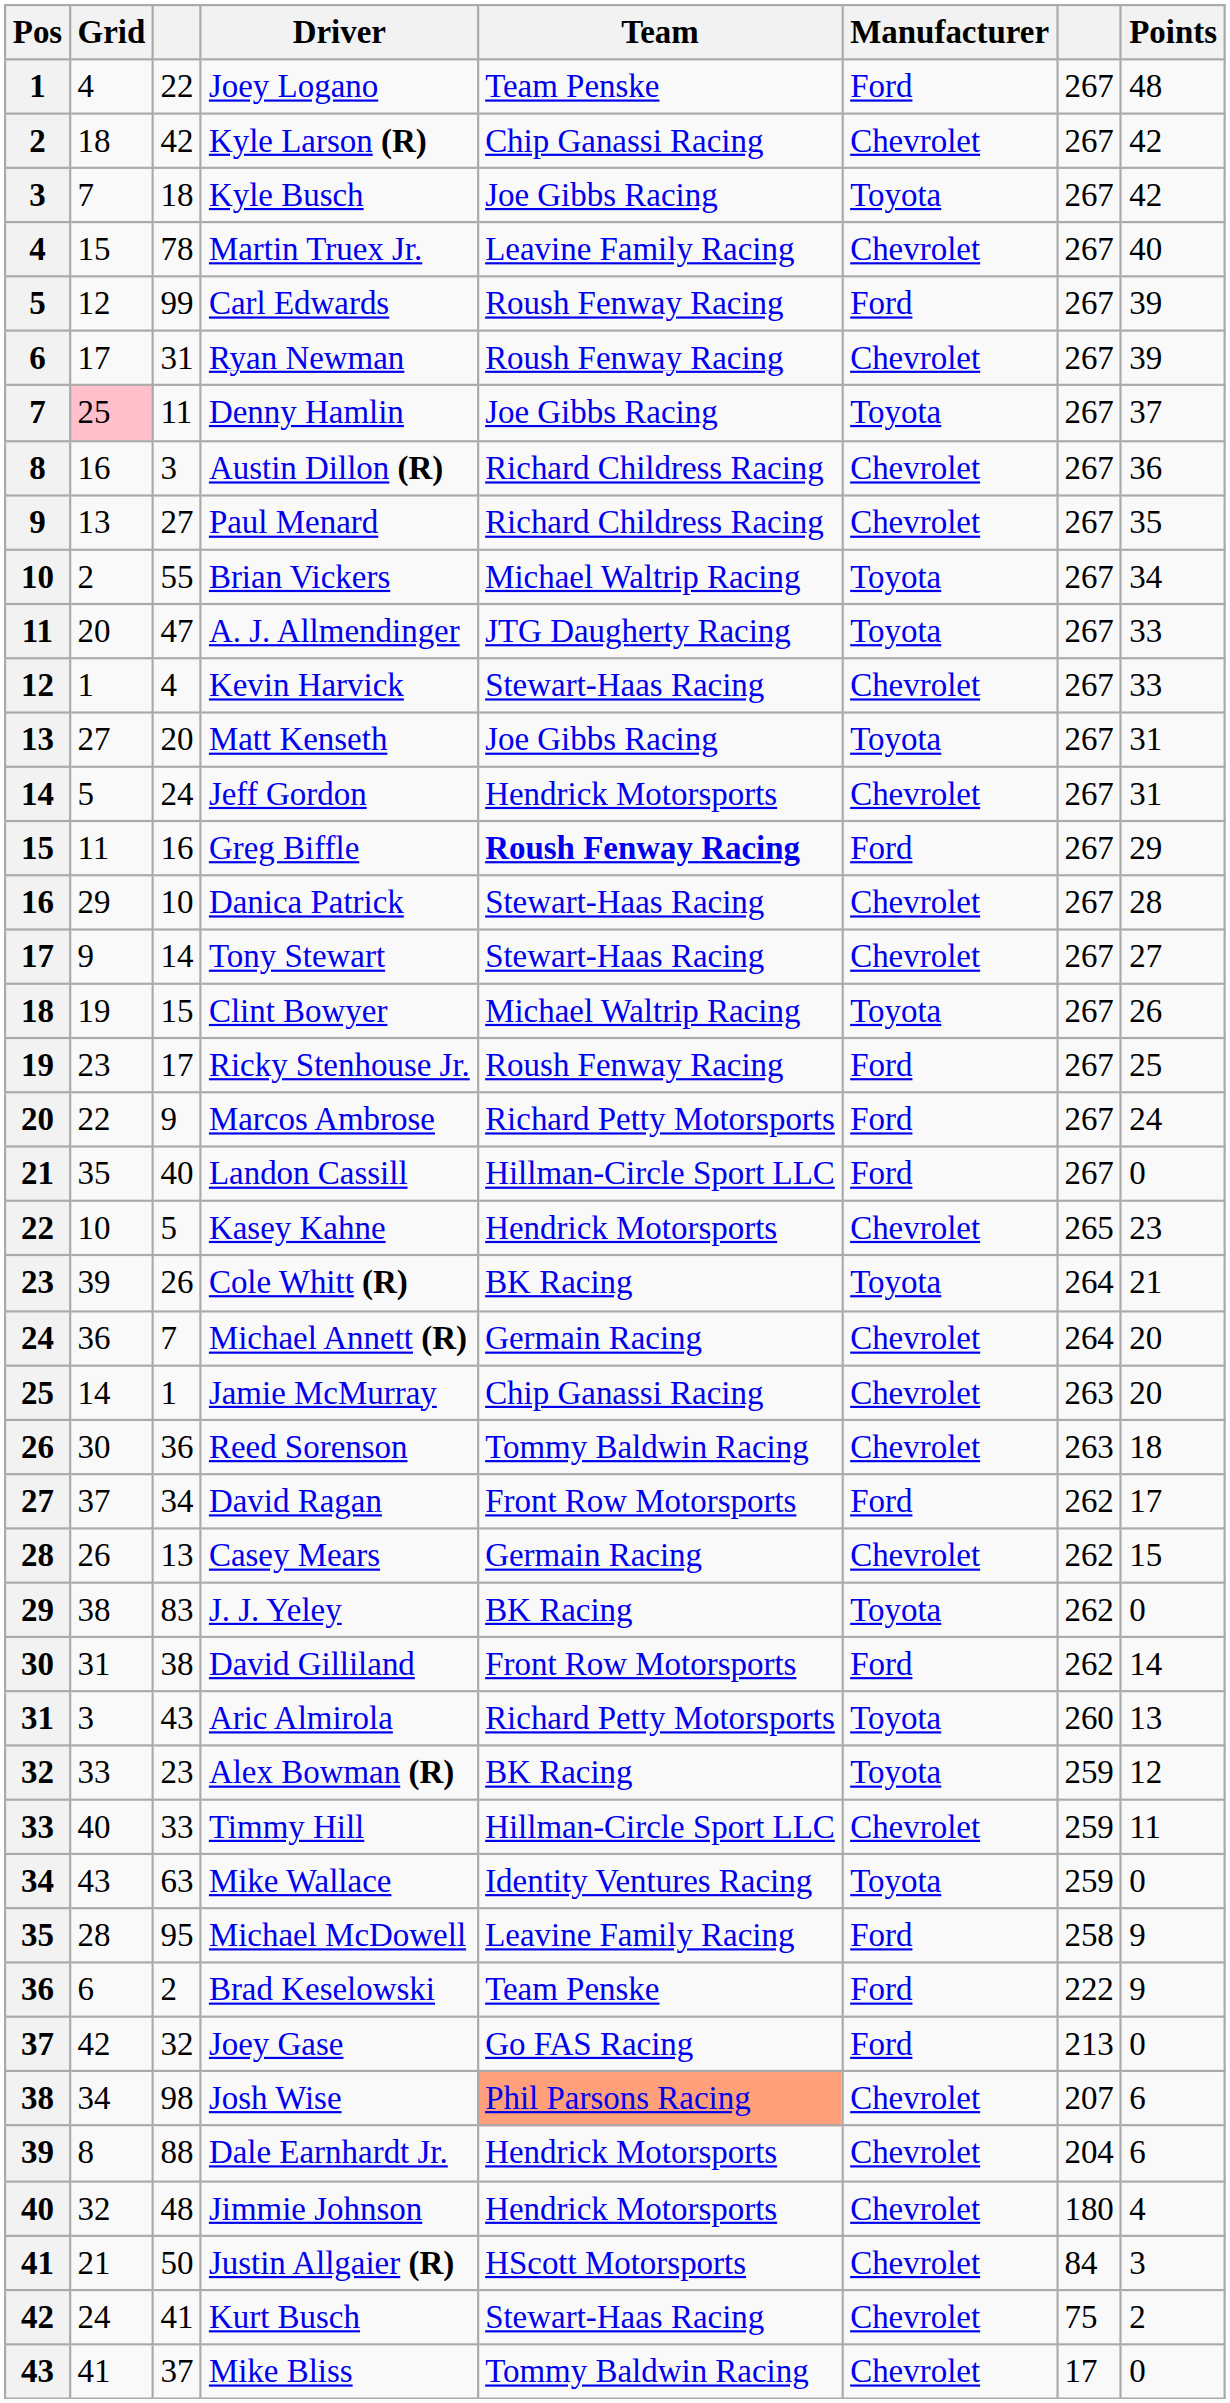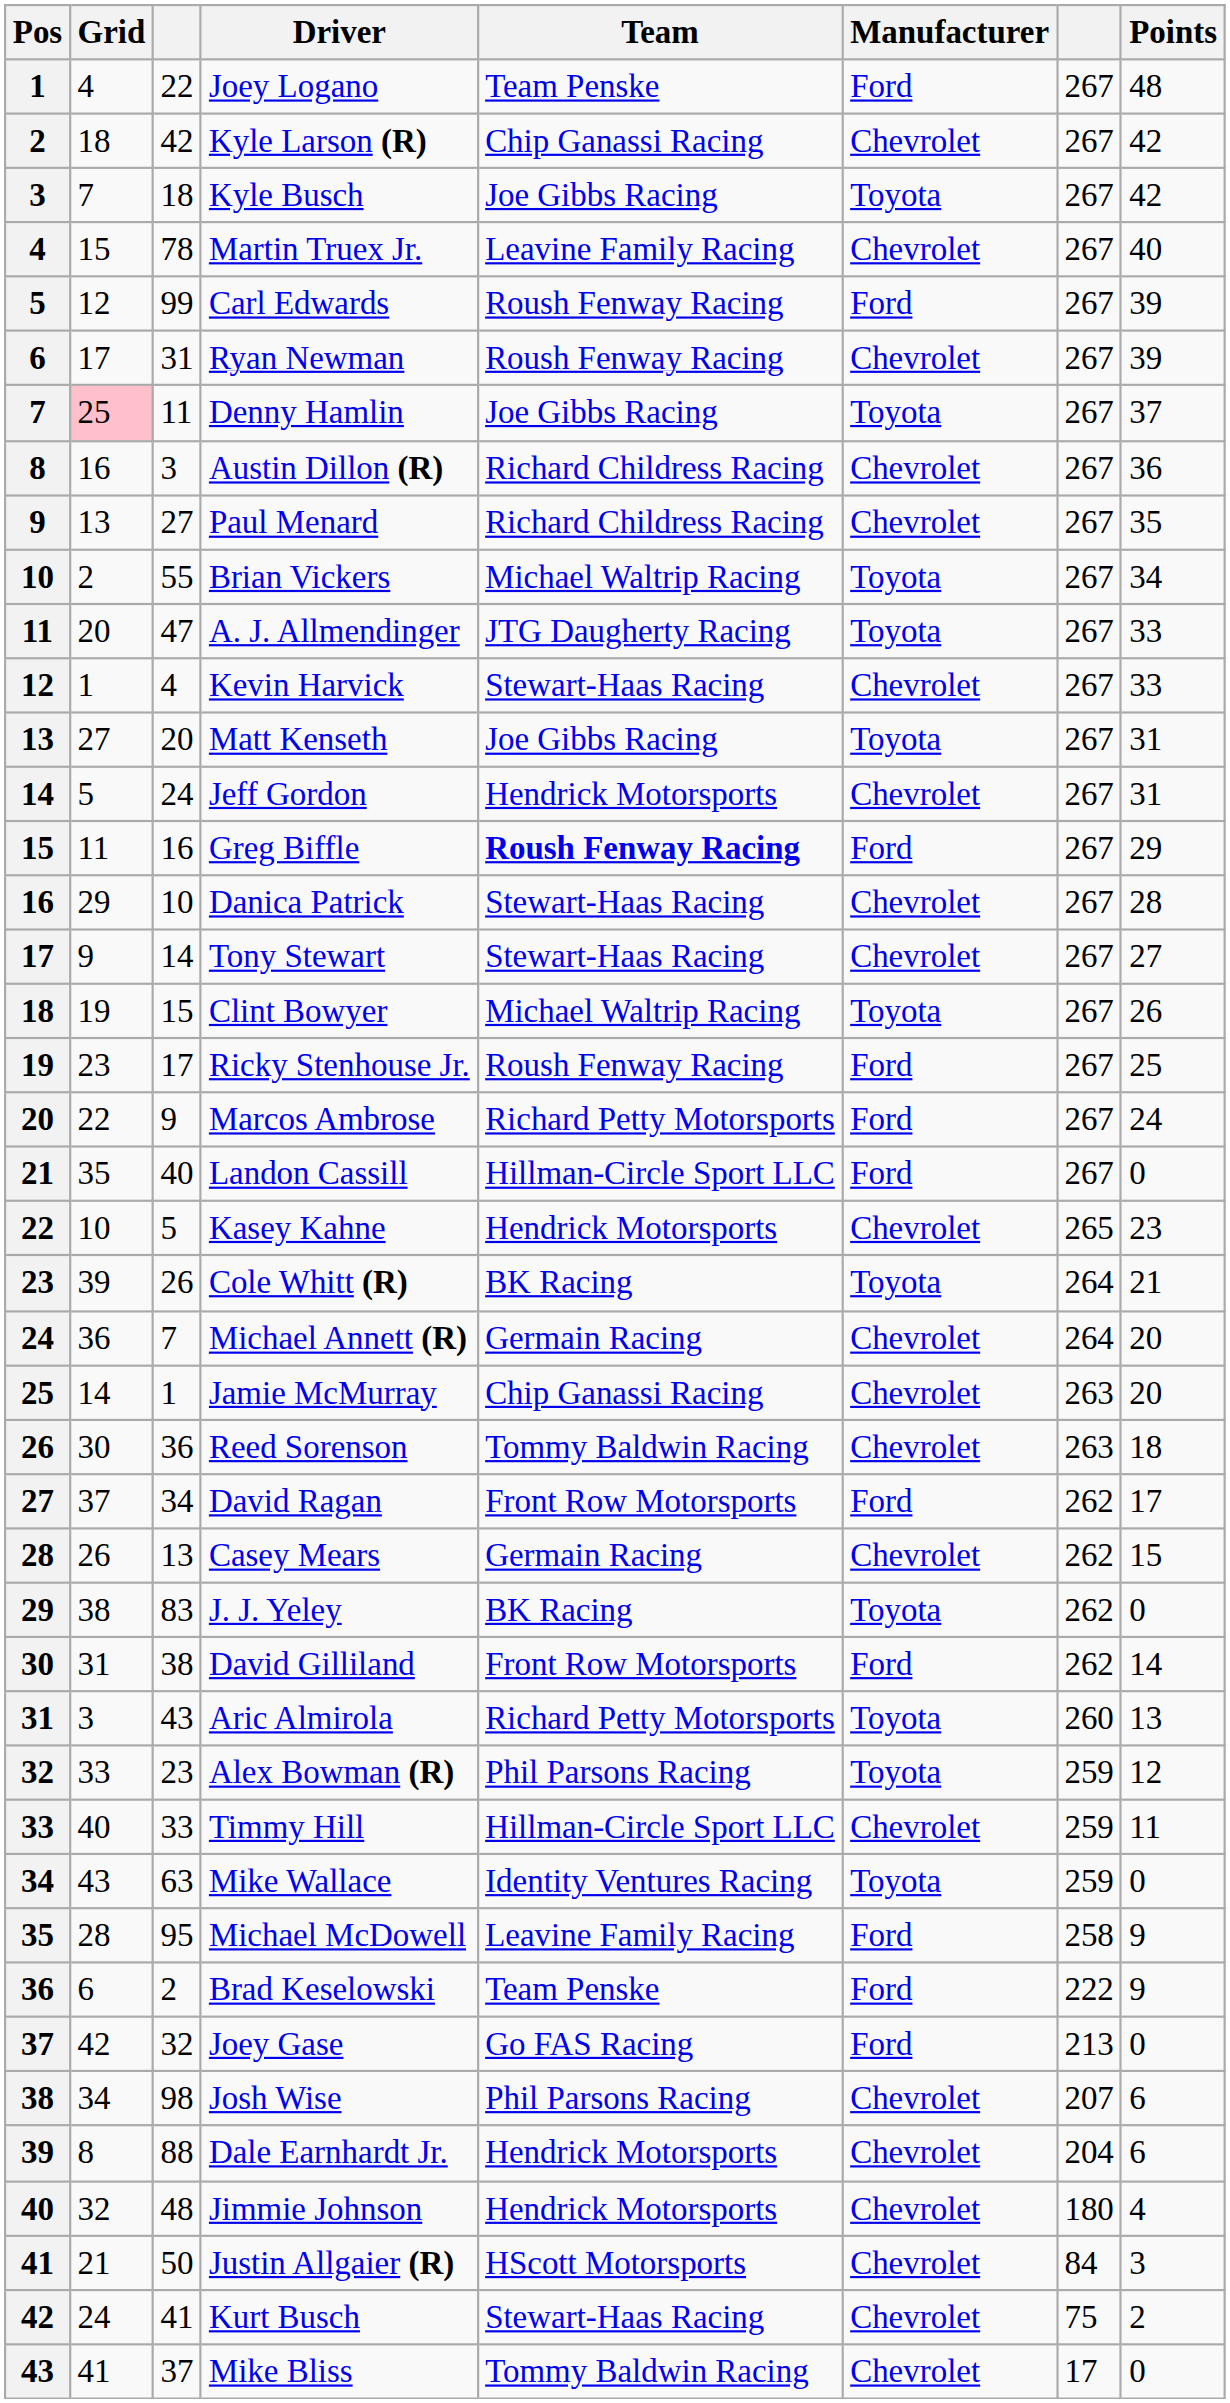(559, 1772) BK Racing -> (618, 1772) Phil Parsons Racing
(618, 2098) lightsalmon background -> (618, 2098) no background
